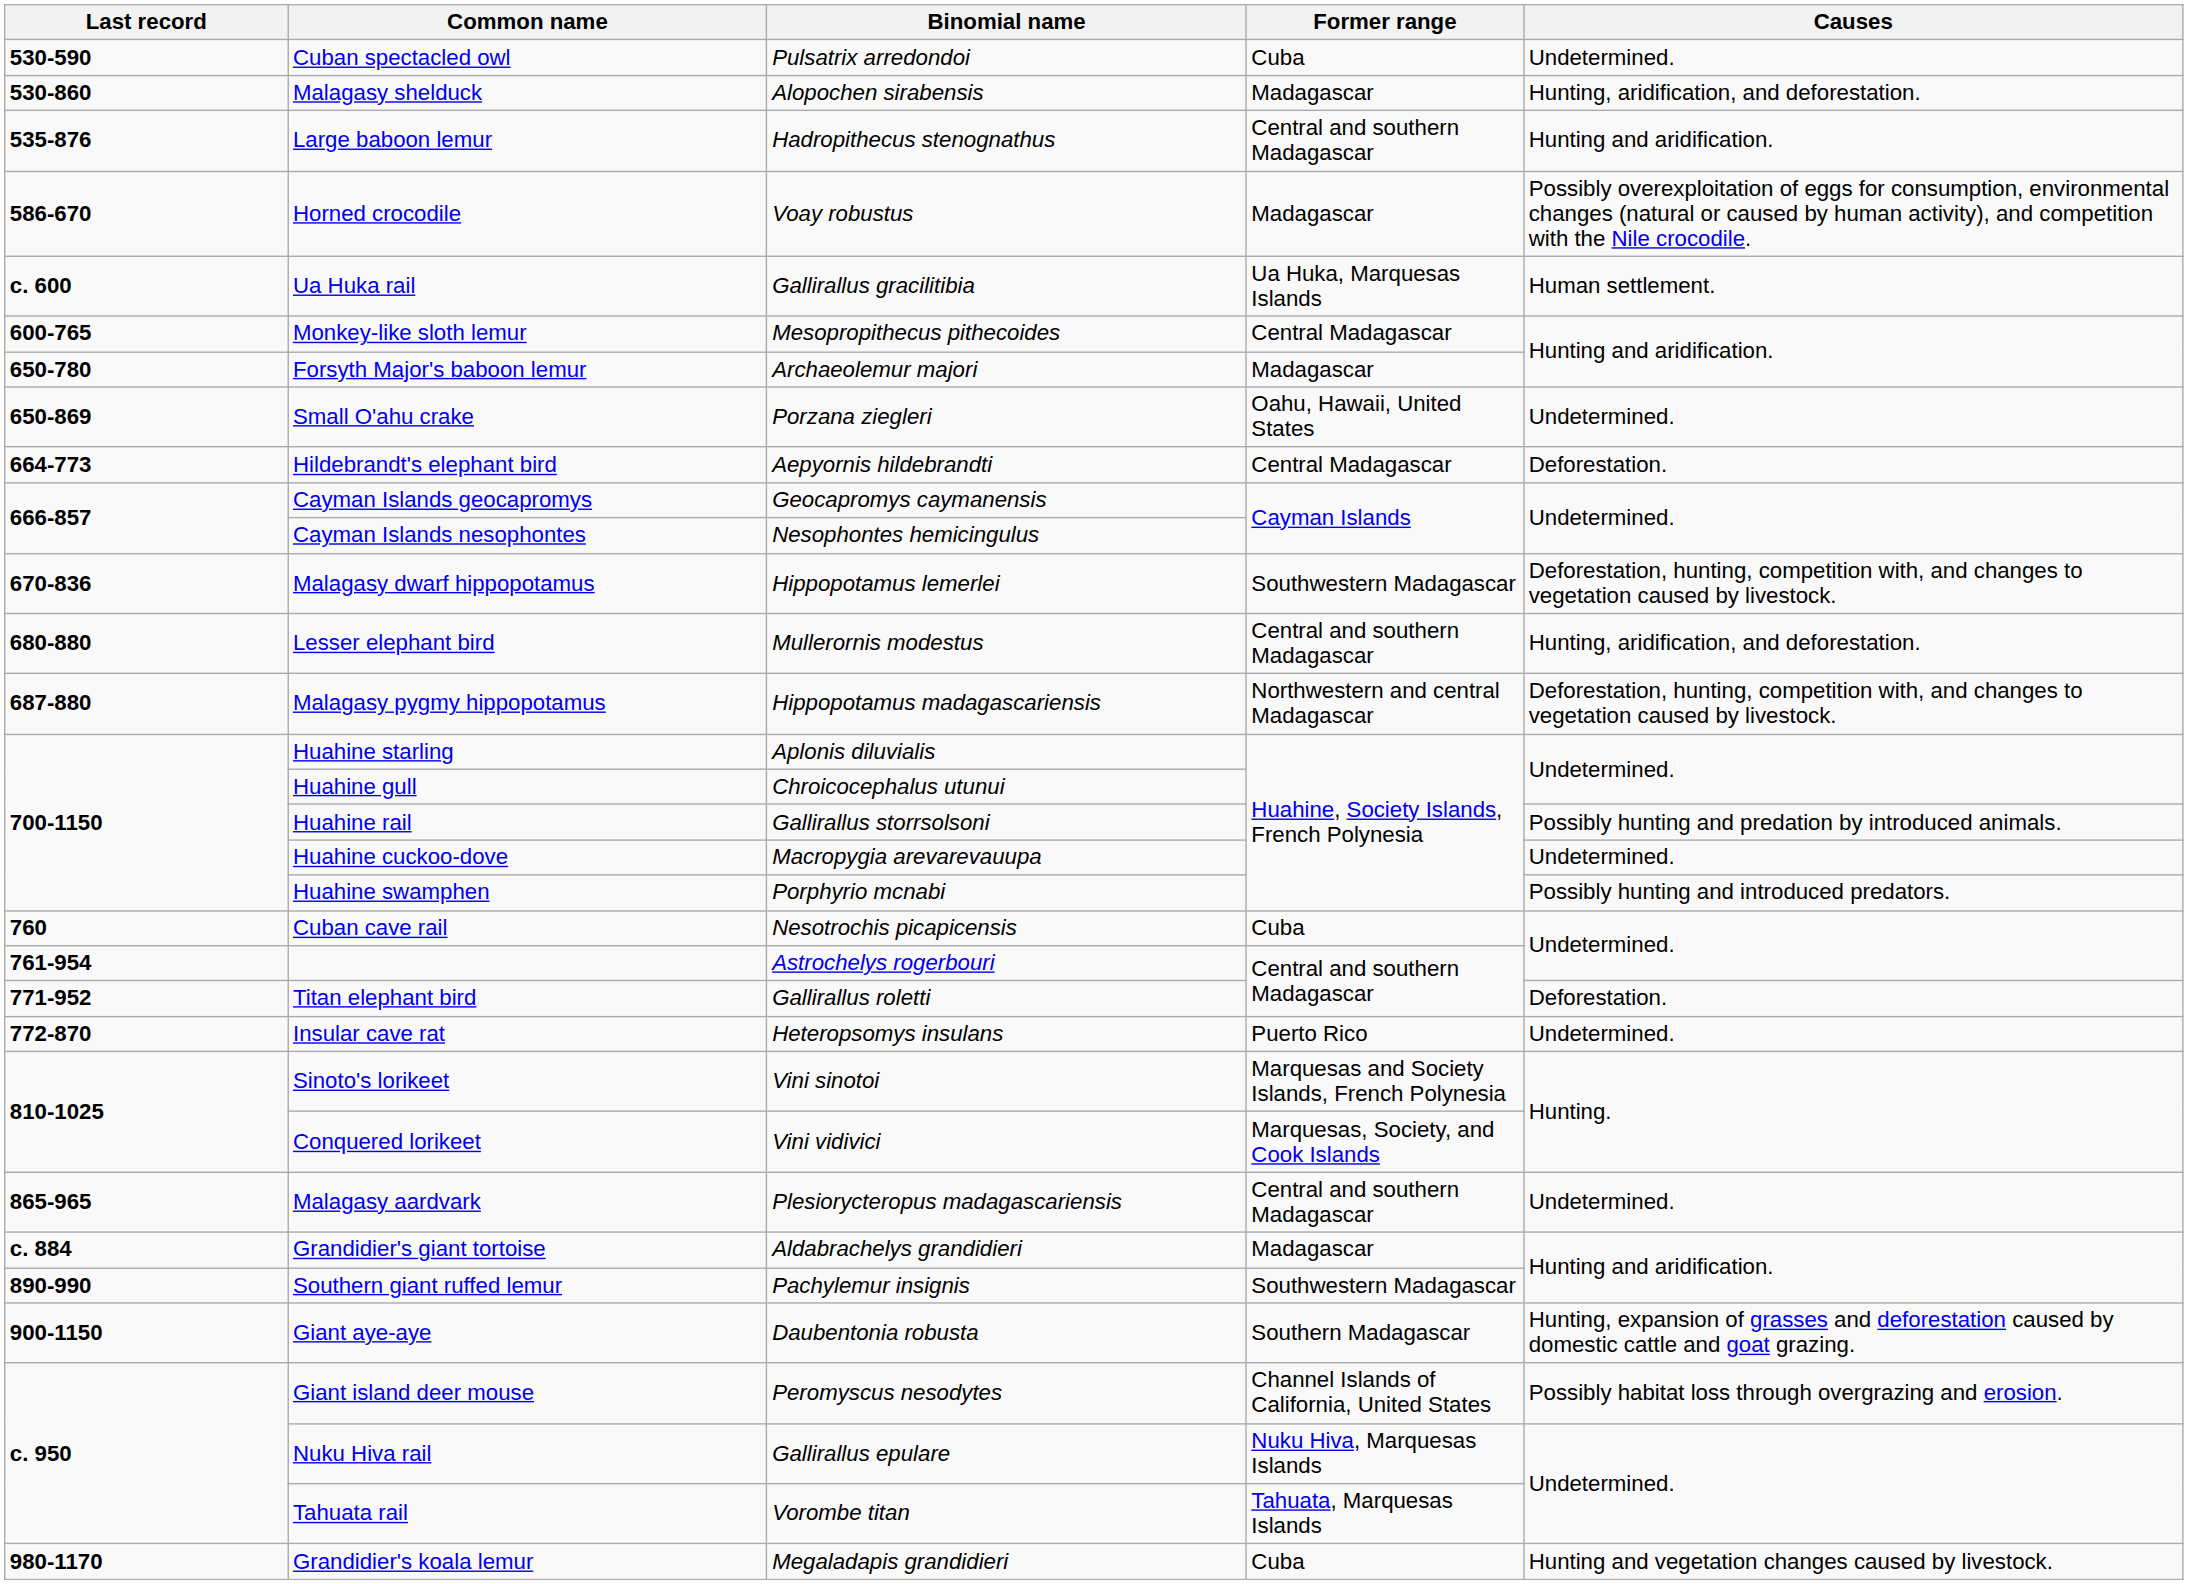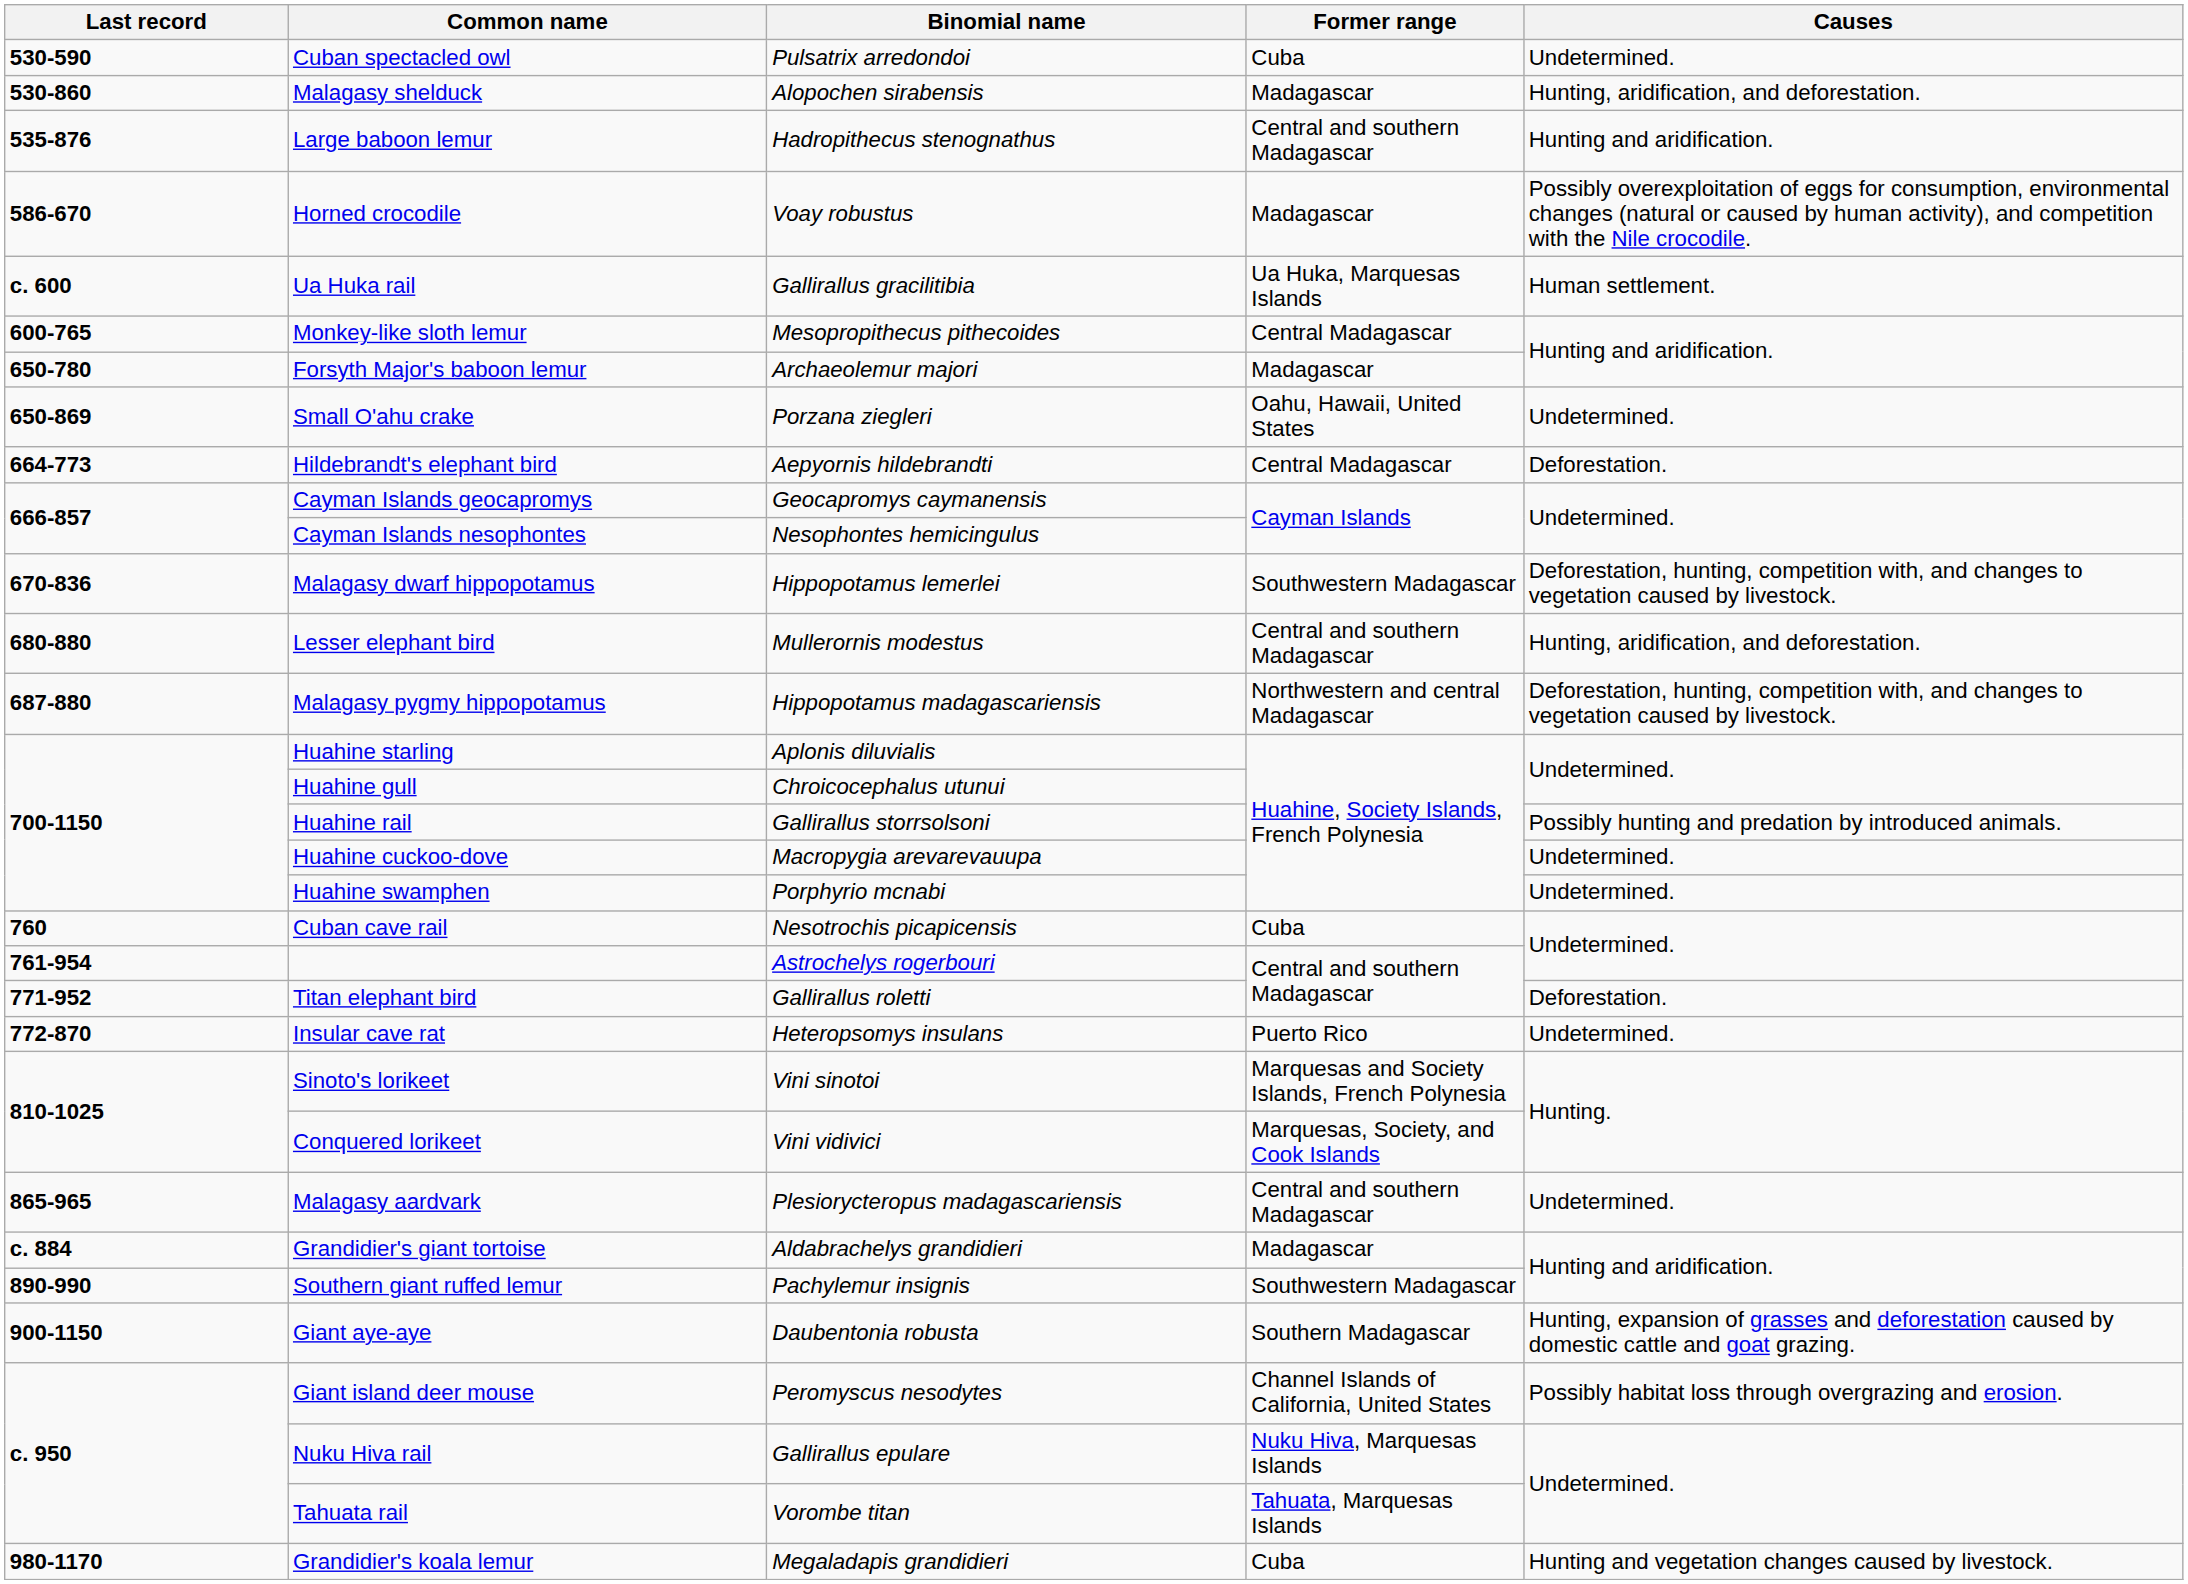(1740, 892) Possibly hunting and introduced predators. -> (1602, 892) Undetermined.
